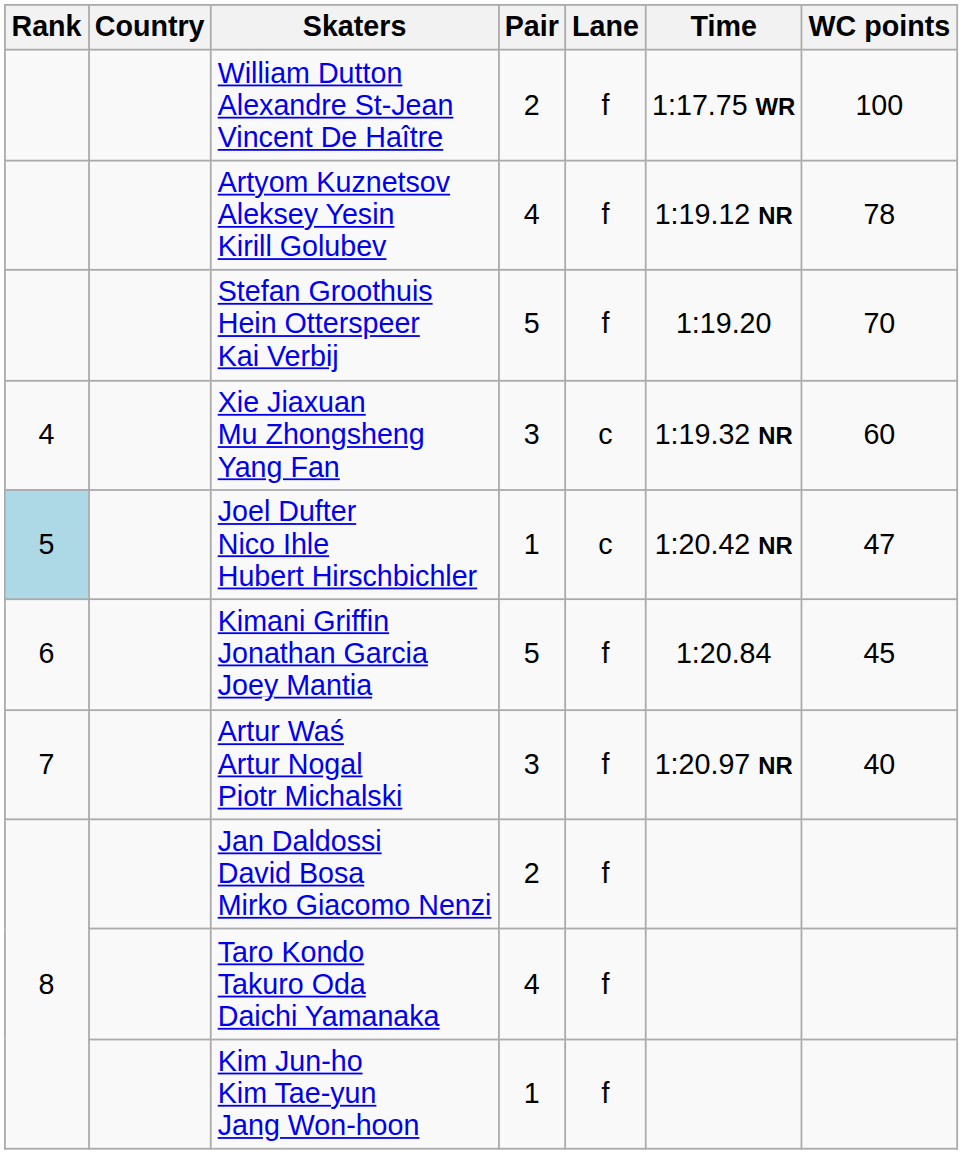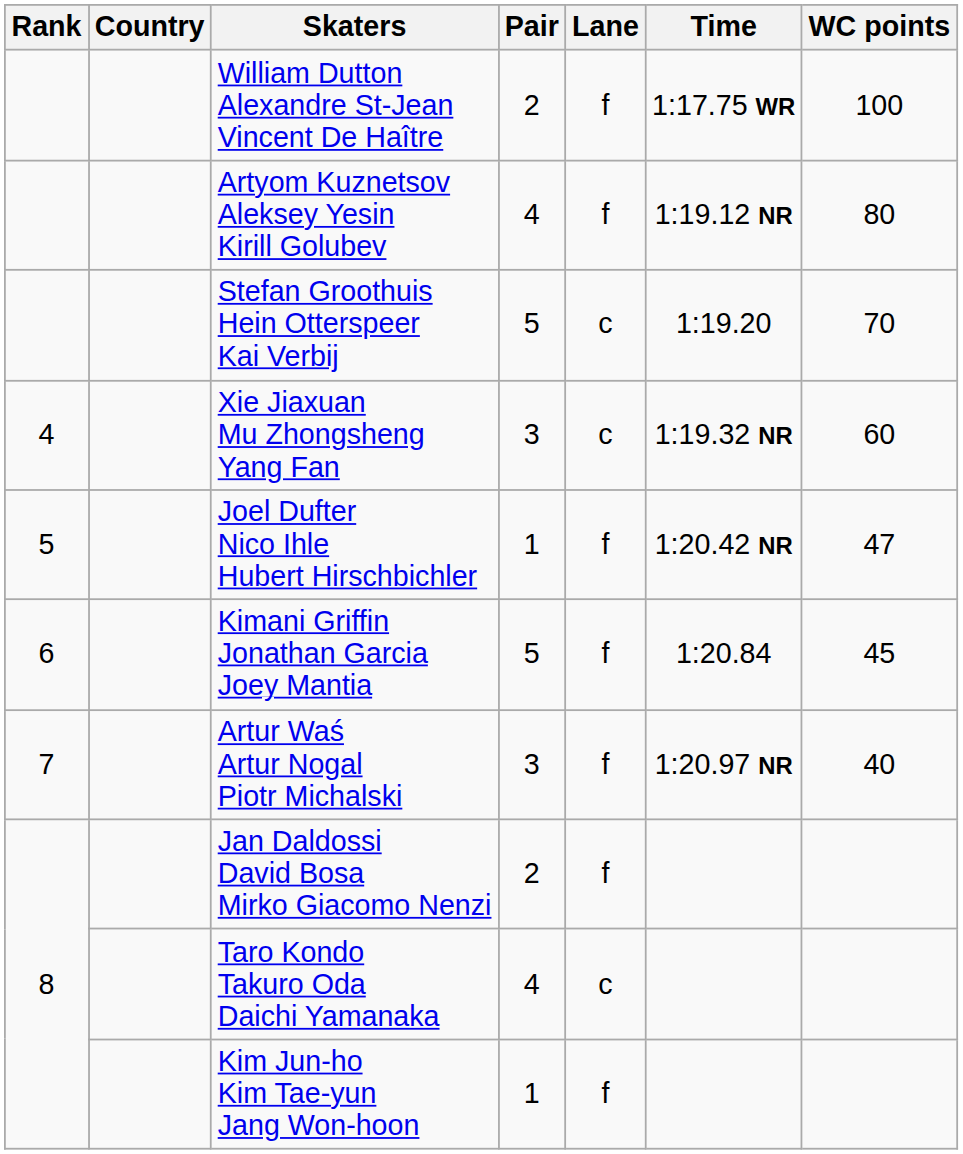(879, 214) 78 -> (879, 214) 80
(605, 324) f -> (605, 324) c
(47, 544) lightblue background -> (47, 544) no background
(605, 544) c -> (605, 544) f
(605, 983) f -> (605, 983) c
